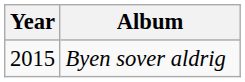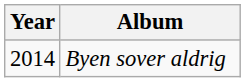(32, 58) 2015 -> (32, 58) 2014
